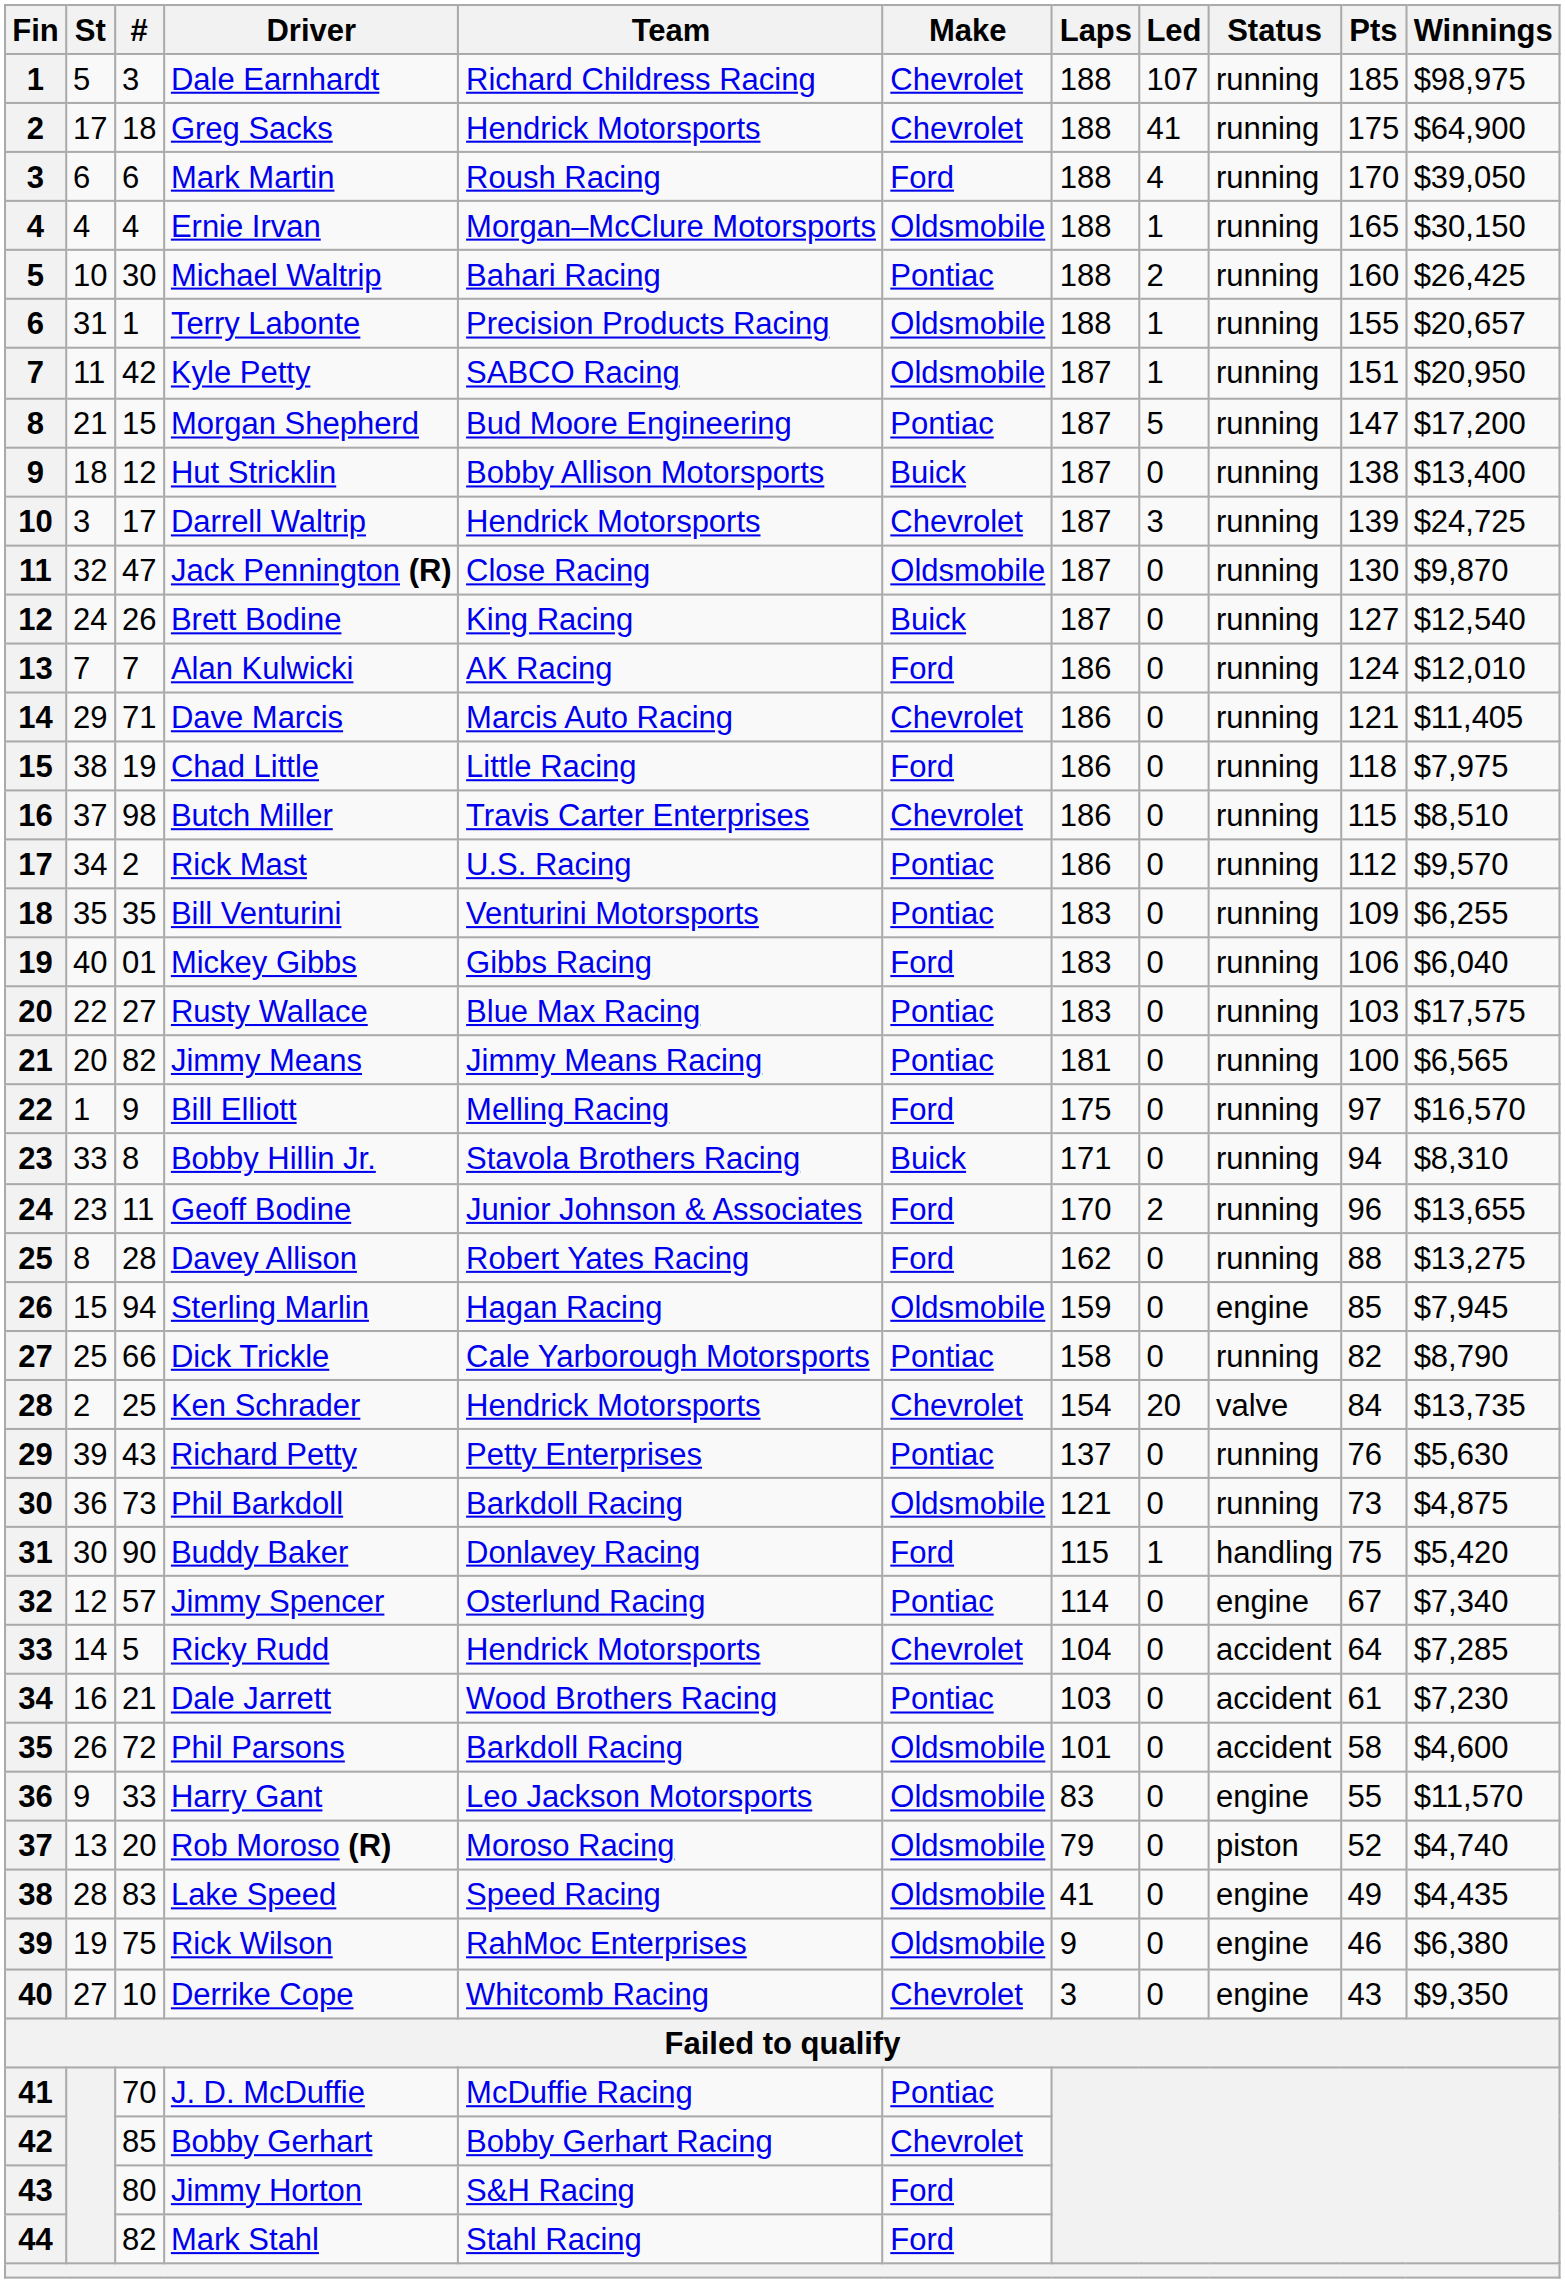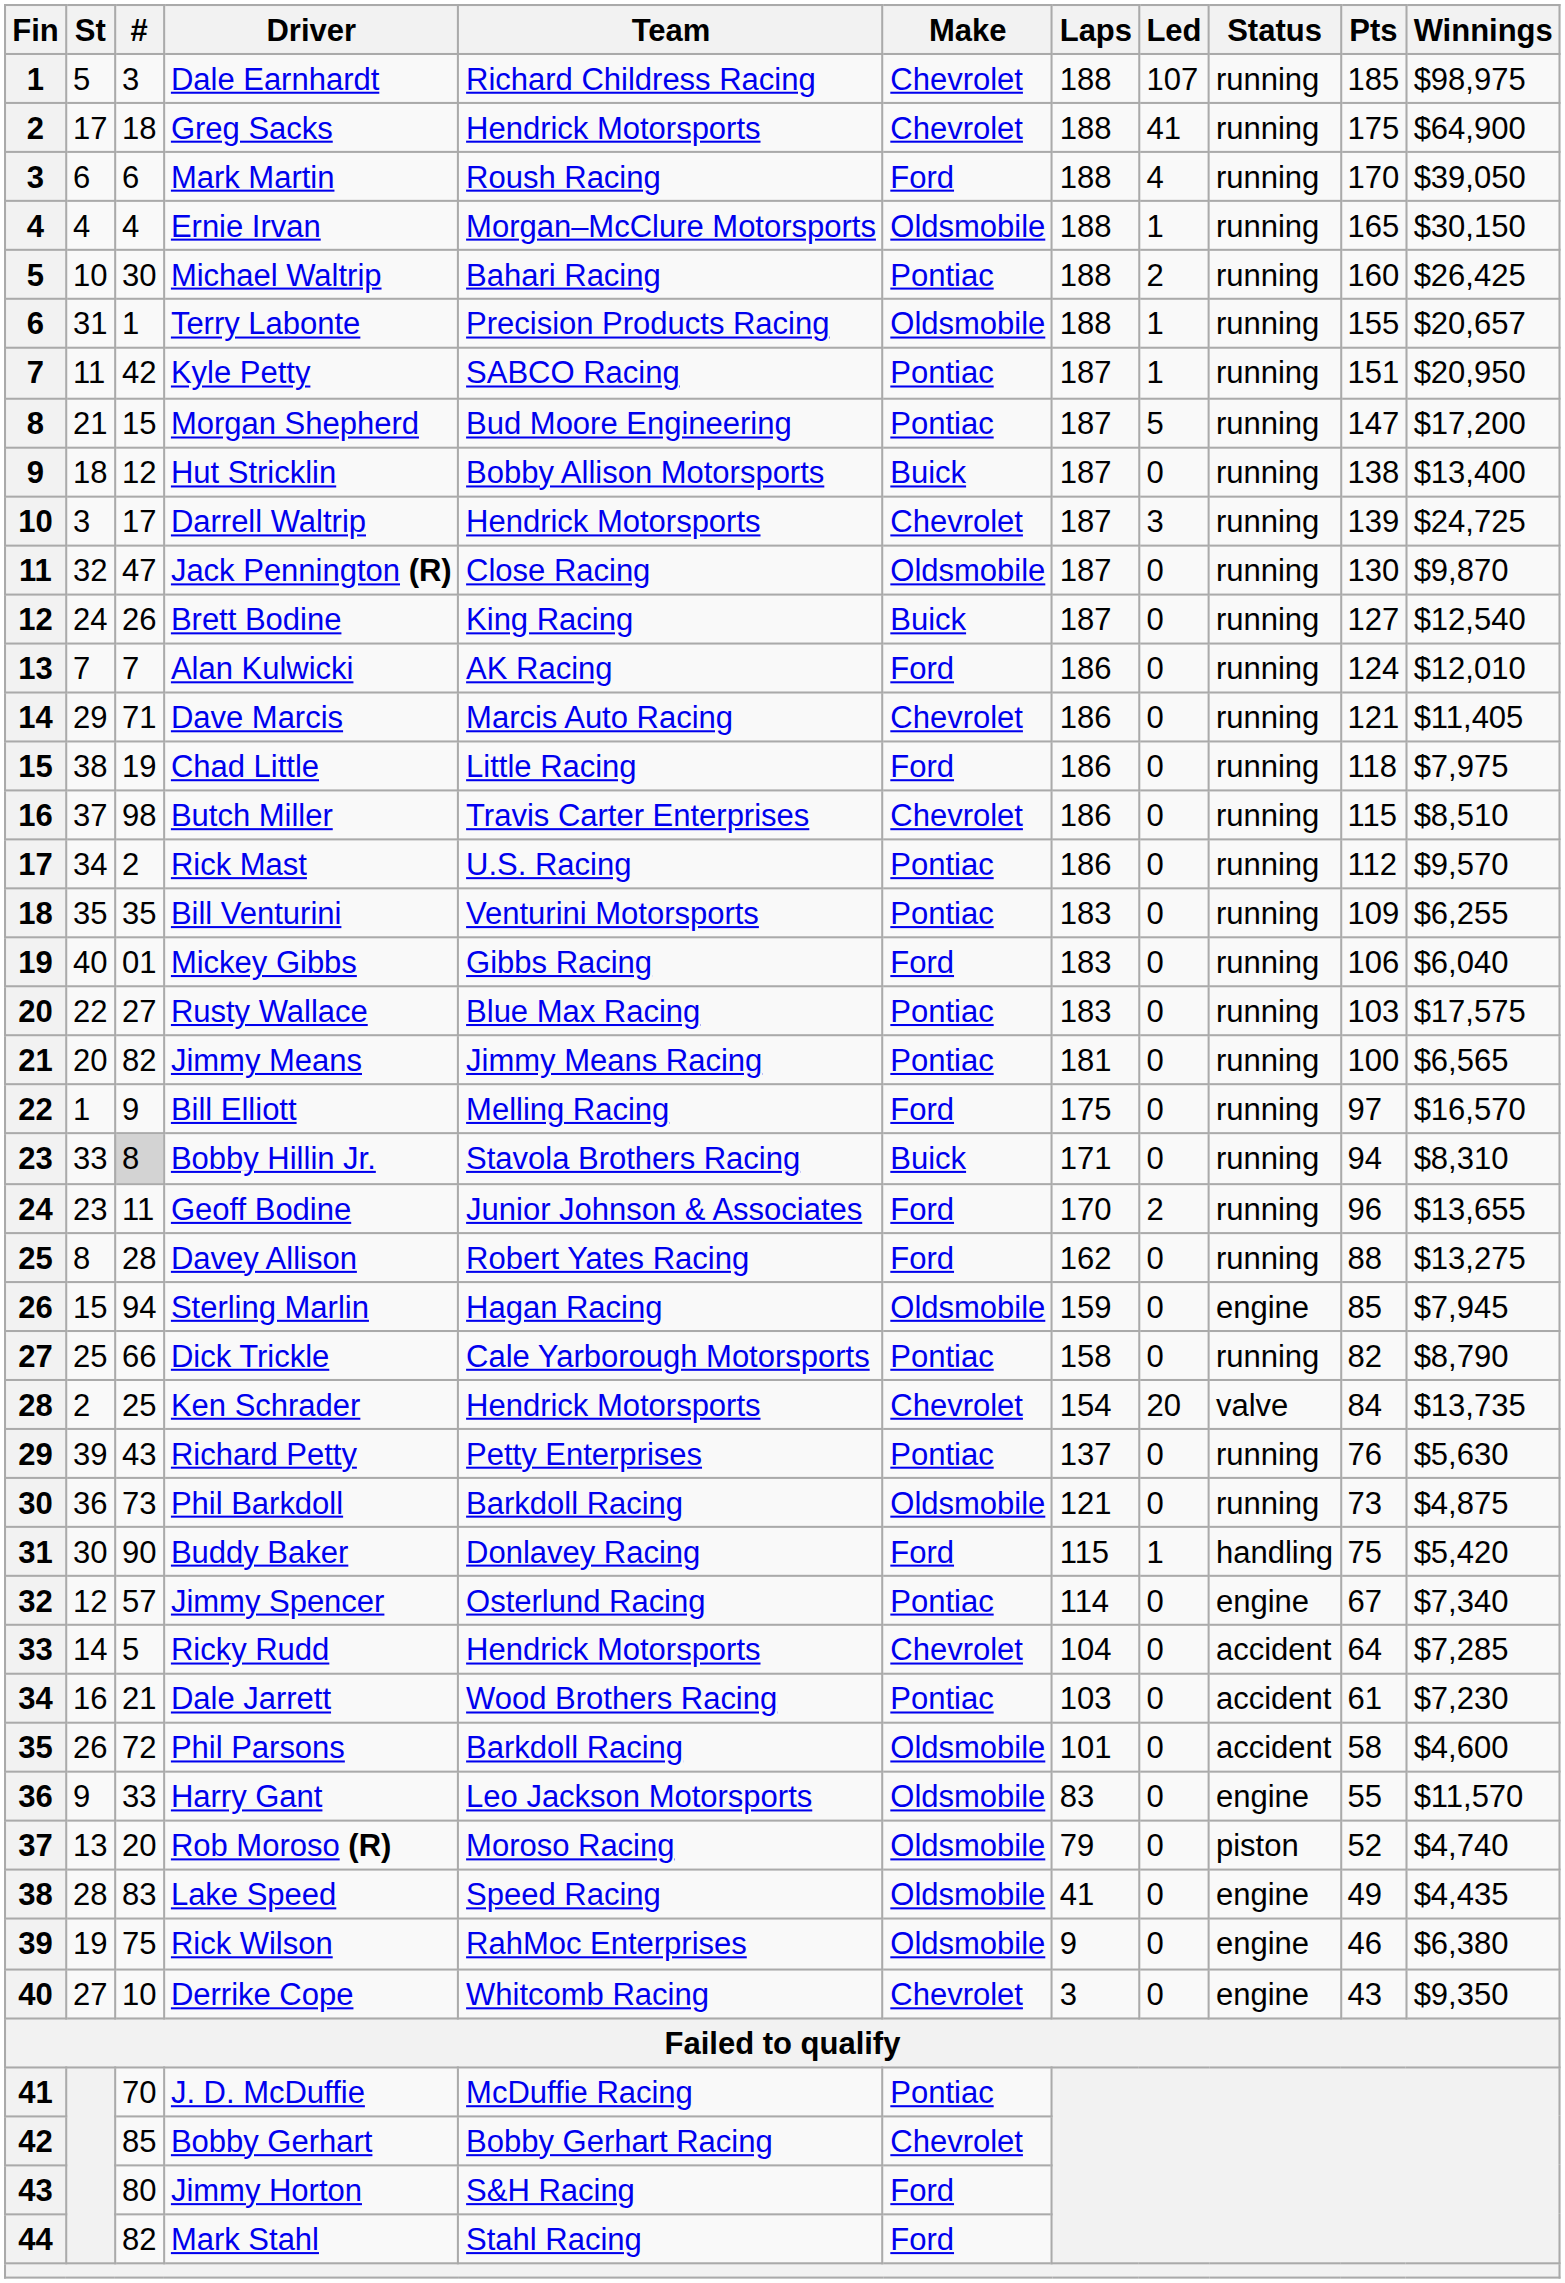(968, 373) Oldsmobile -> (942, 373) Pontiac
(131, 1159) no background -> (131, 1159) lightgrey background
